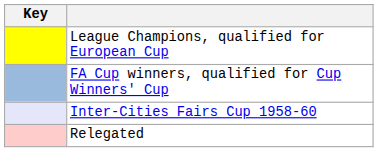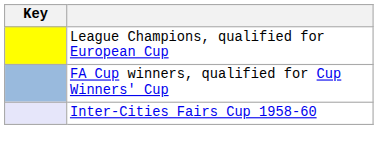- row: (107, 136)
